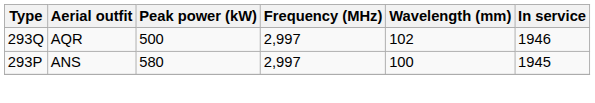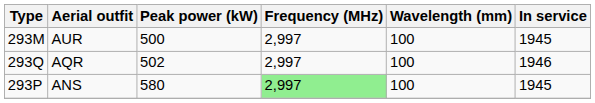+ row: (67, 39)
(151, 39) 500 -> (152, 62) 502
(401, 39) 102 -> (402, 62) 100
(282, 62) no background -> (283, 86) lightgreen background
